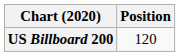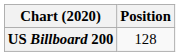(146, 39) 120 -> (146, 39) 128
